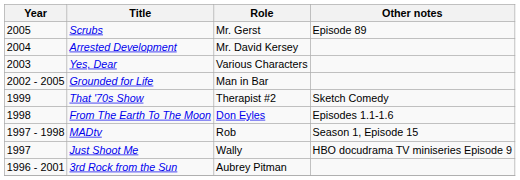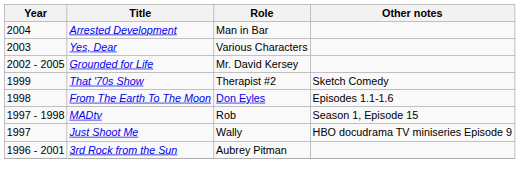- row: (86, 30)
(257, 47) Mr. David Kersey -> (242, 30) Man in Bar
(242, 81) Man in Bar -> (257, 64) Mr. David Kersey
